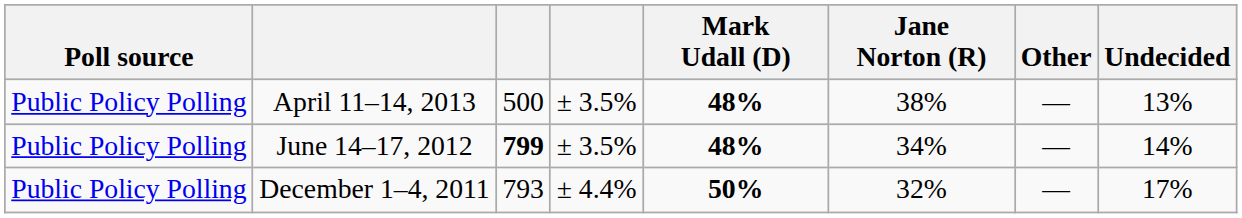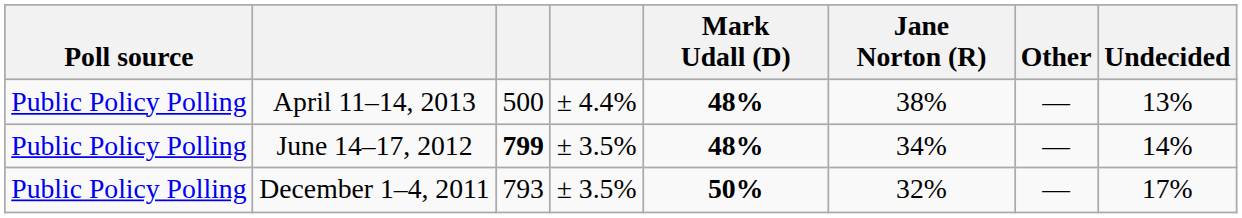(597, 101) ± 3.5% -> (597, 101) ± 4.4%
(597, 189) ± 4.4% -> (597, 189) ± 3.5%
